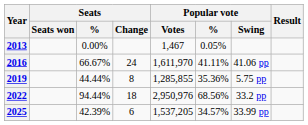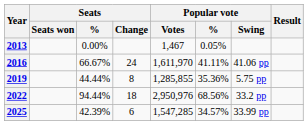(173, 112) 1,537,205 -> (173, 112) 1,547,285
